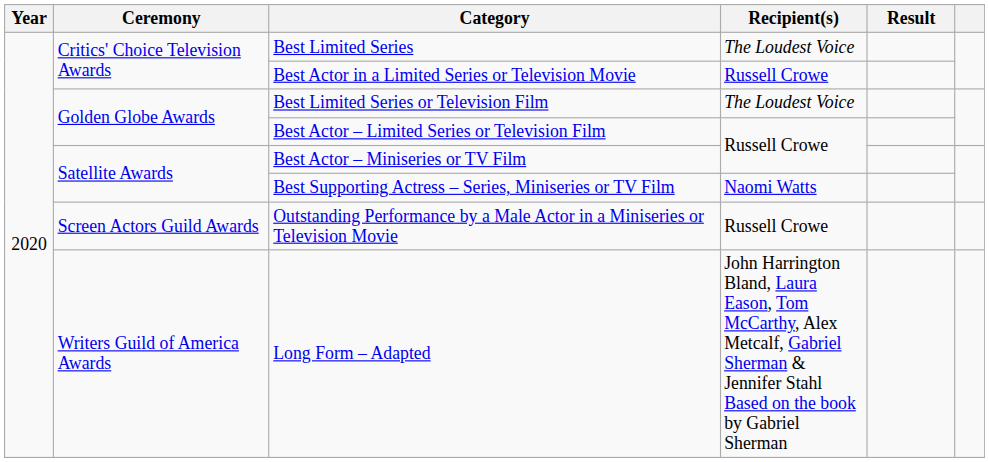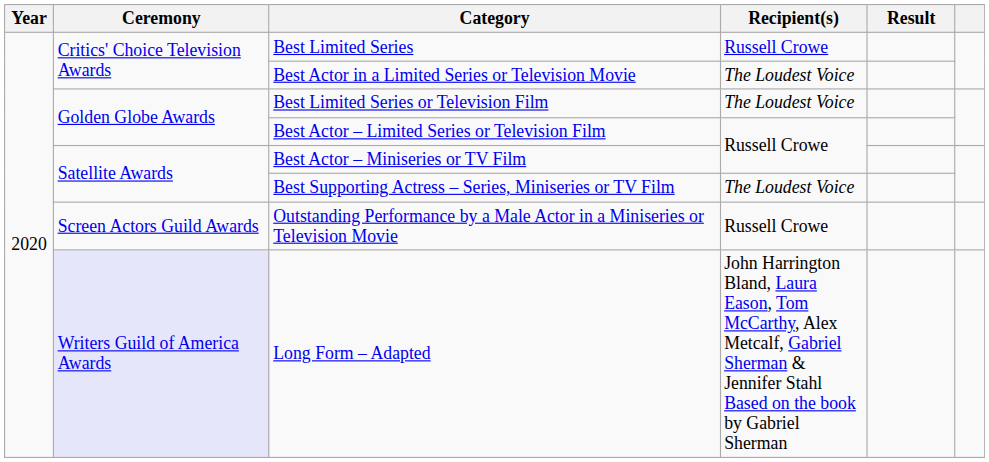(789, 46) The Loudest Voice -> (776, 46) Russell Crowe
(776, 74) Russell Crowe -> (789, 74) The Loudest Voice
(770, 187) Naomi Watts -> (789, 187) The Loudest Voice
(148, 353) no background -> (148, 353) lavender background
